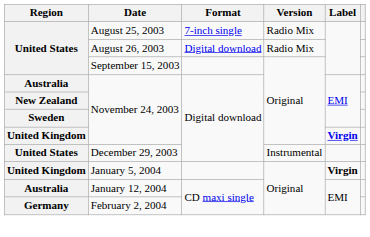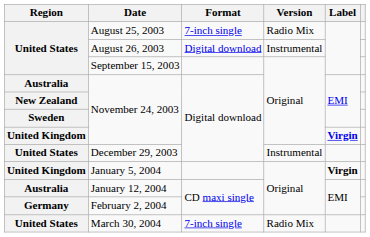(290, 48) Radio Mix -> (294, 48) Instrumental
+ row: (46, 223)
